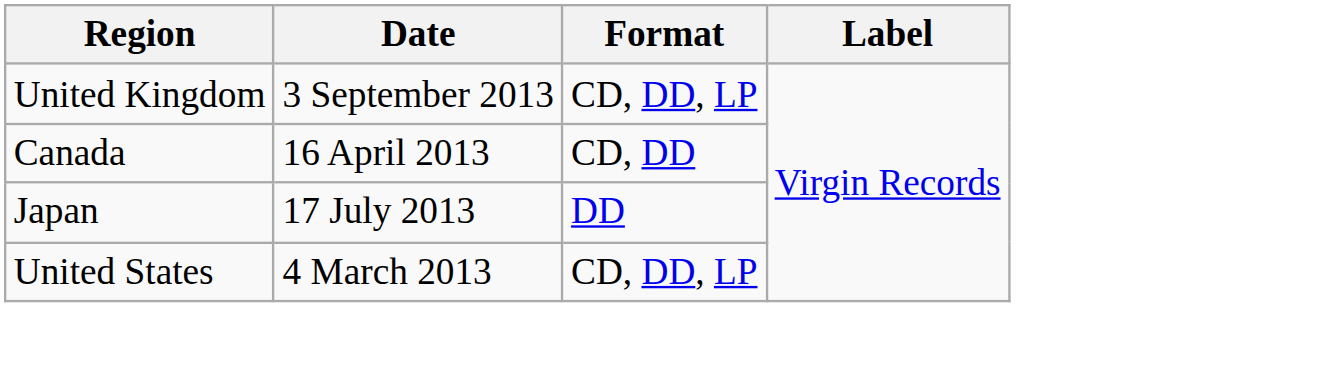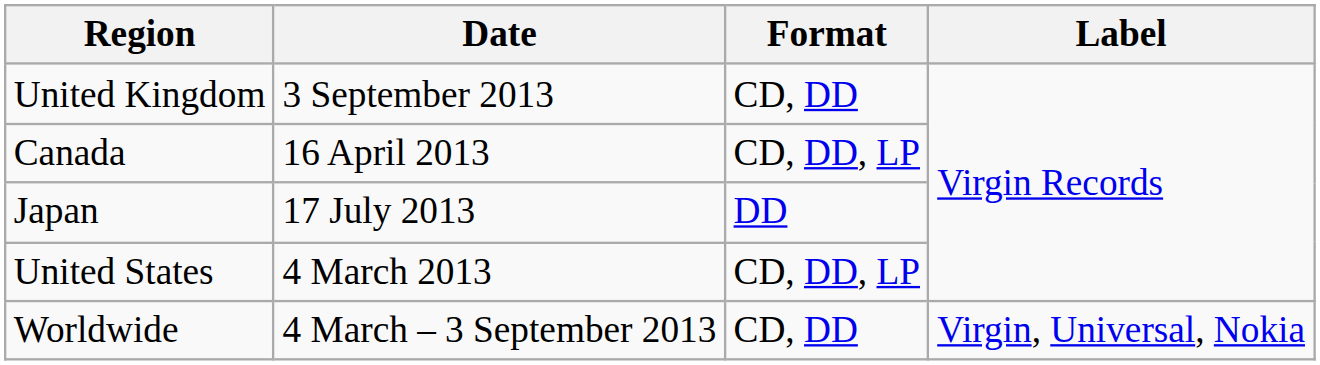(664, 93) CD, DD, LP -> (796, 93) CD, DD
(633, 152) CD, DD -> (827, 152) CD, DD, LP
+ row: (96, 329)
